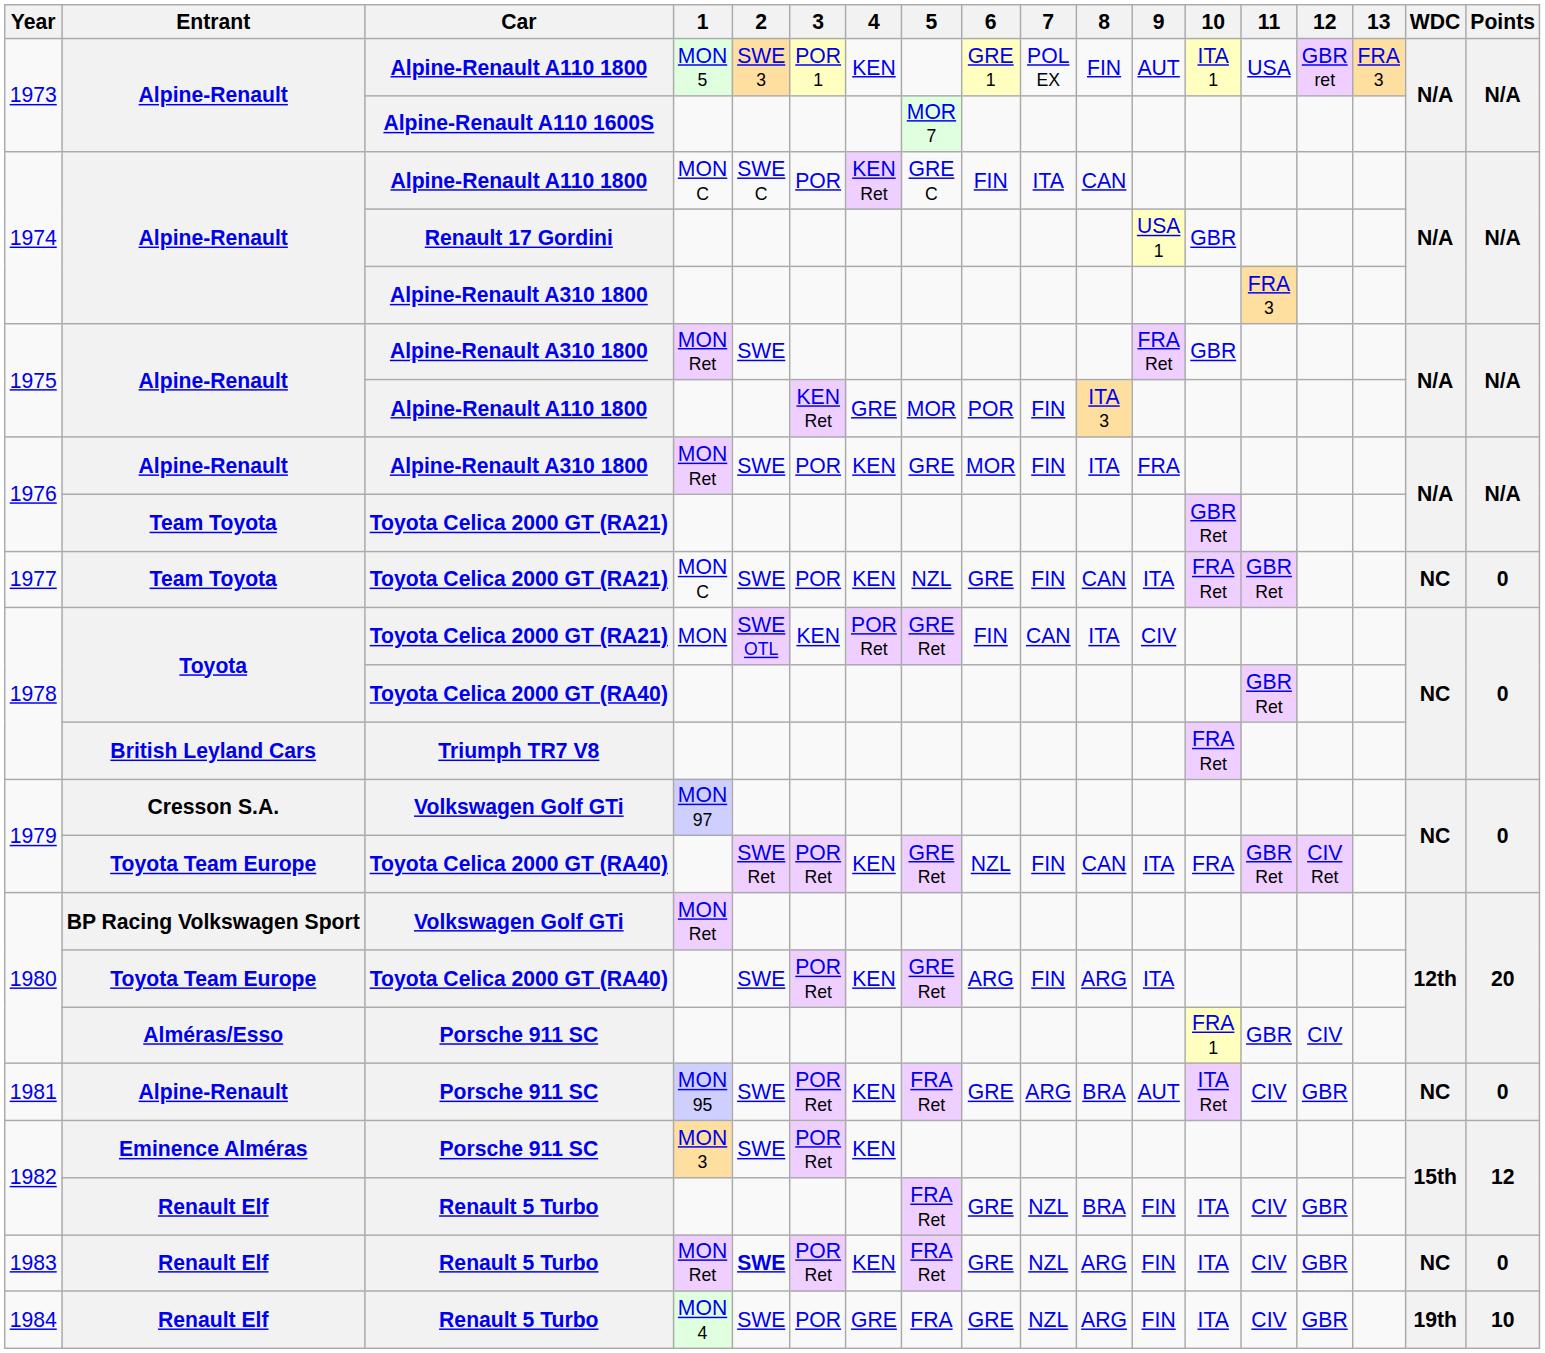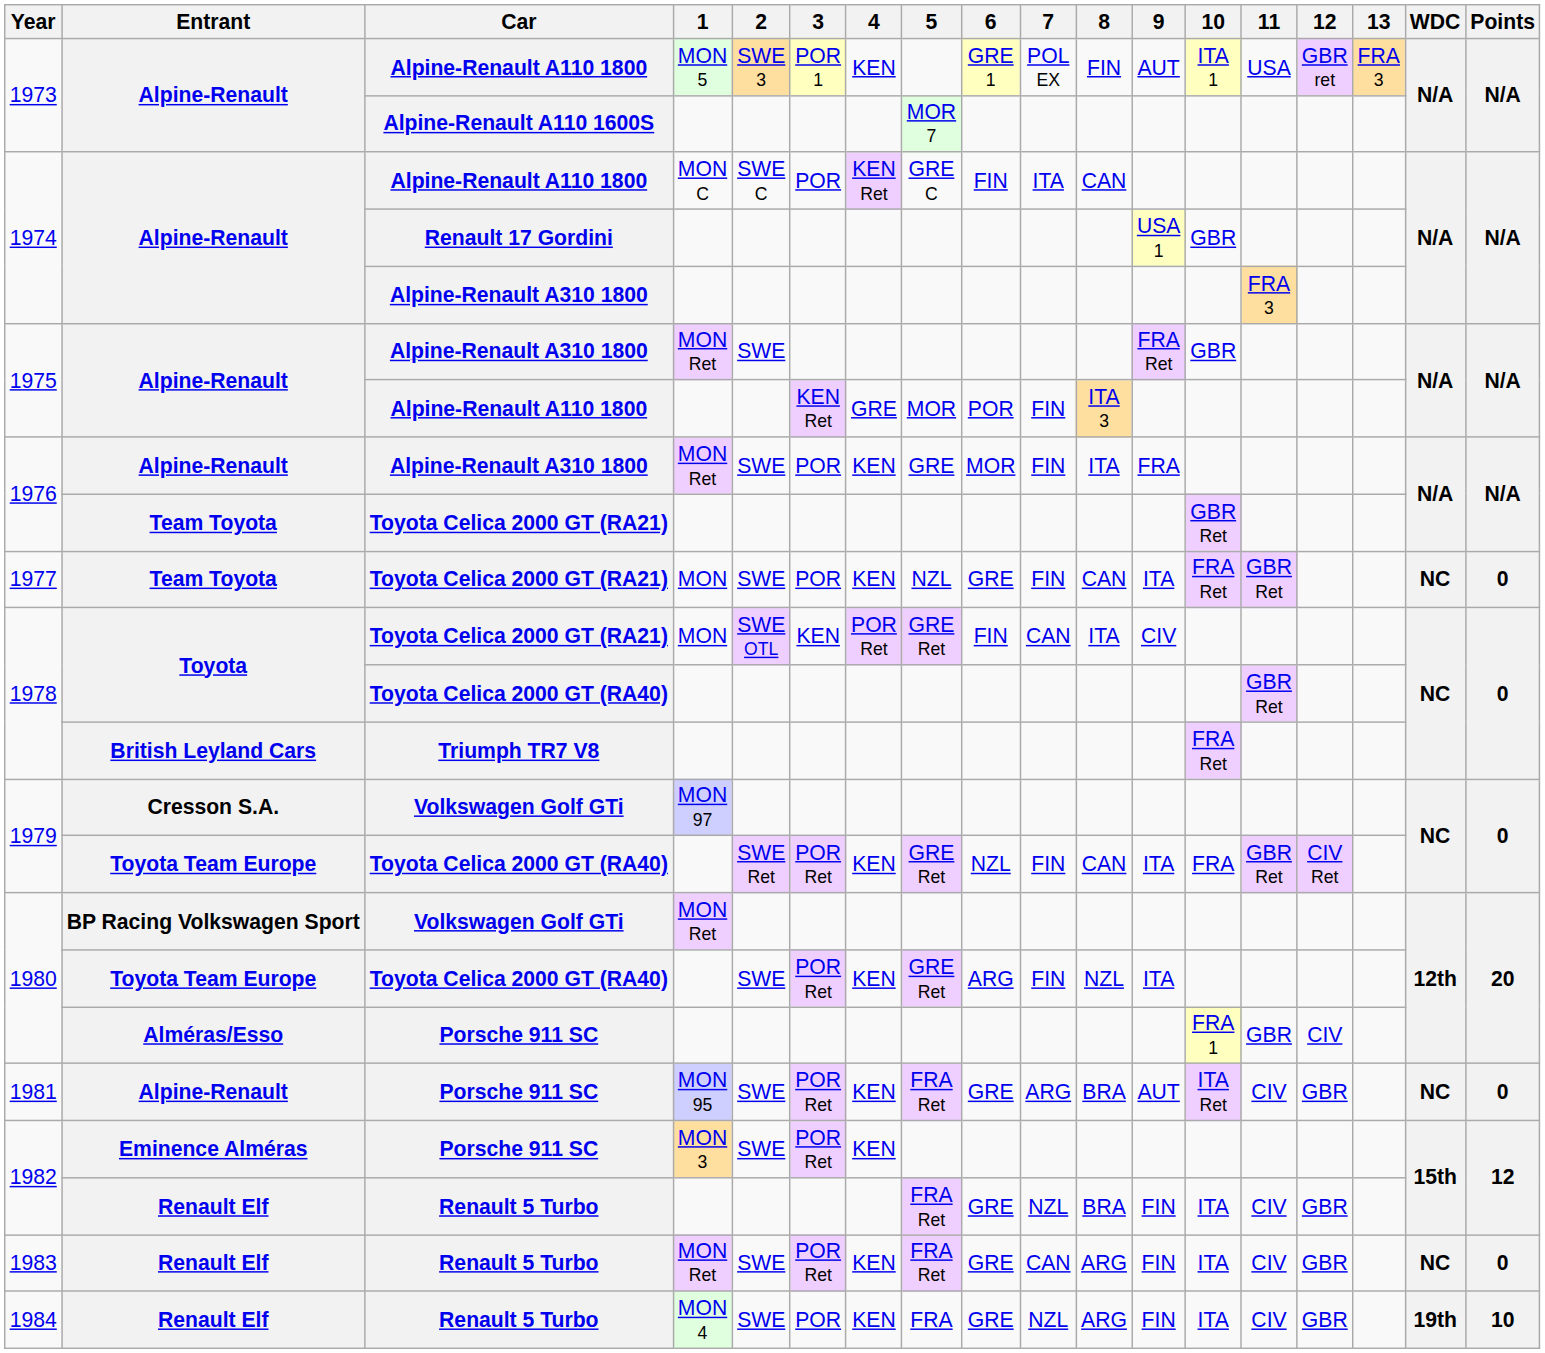(703, 580) MON C -> (703, 580) MON
(1104, 978) ARG -> (1104, 978) NZL
(761, 1263) bold -> (761, 1263) normal
(1048, 1263) NZL -> (1048, 1263) CAN
(874, 1320) GRE -> (874, 1320) KEN
